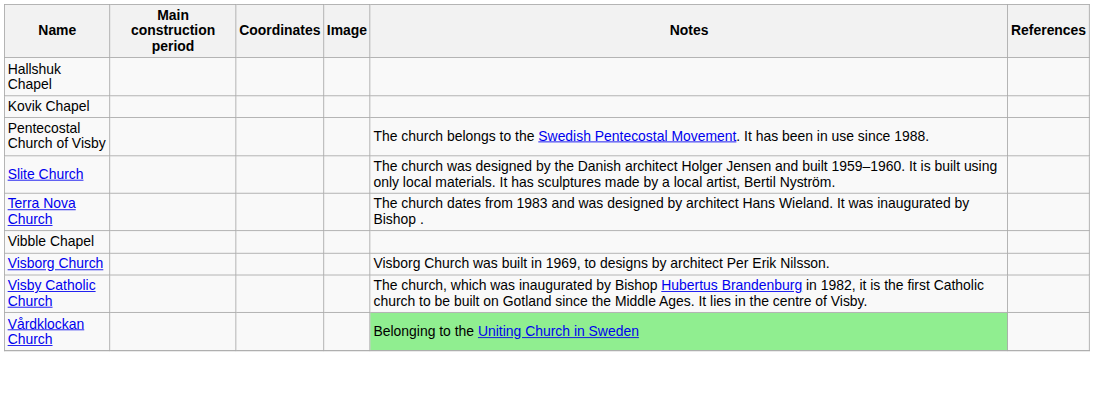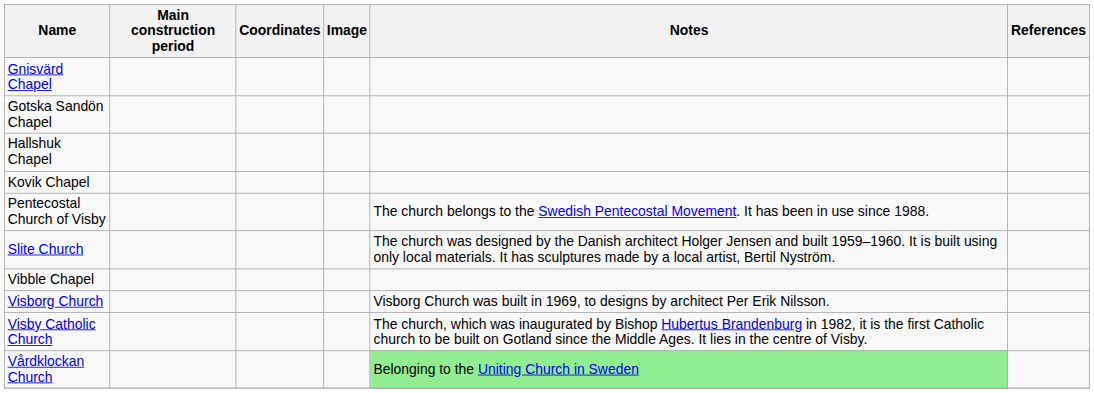+ row: (35, 76)
+ row: (56, 114)
- row: (42, 212)
